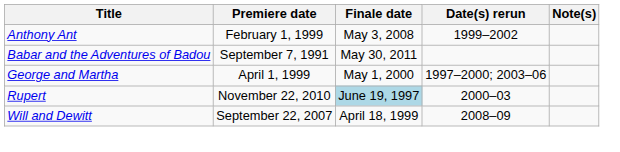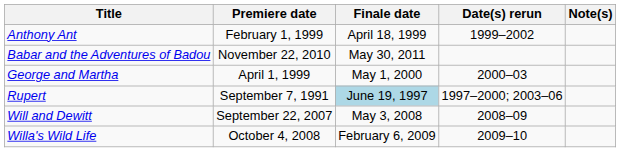(379, 34) May 3, 2008 -> (387, 34) April 18, 1999
(274, 55) September 7, 1991 -> (274, 55) November 22, 2010
(486, 75) 1997–2000; 2003–06 -> (502, 75) 2000–03
(274, 95) November 22, 2010 -> (274, 95) September 7, 1991
(486, 95) 2000–03 -> (502, 95) 1997–2000; 2003–06
(379, 116) April 18, 1999 -> (387, 116) May 3, 2008
+ row: (52, 136)
